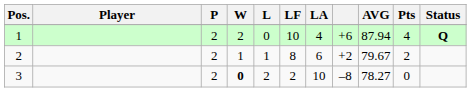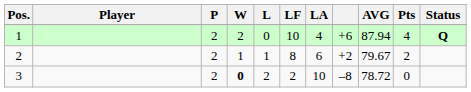(376, 76) 78.27 -> (376, 76) 78.72
